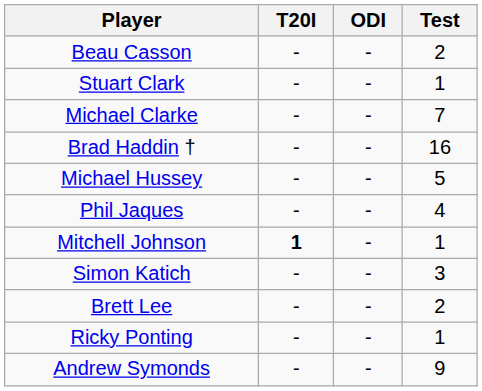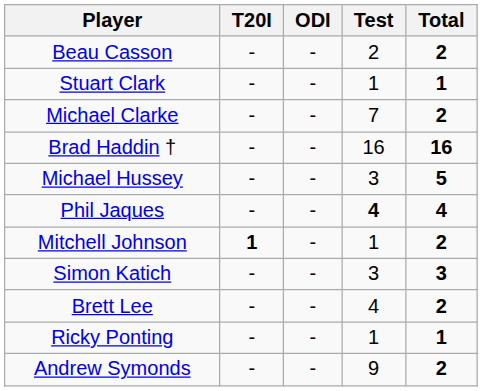+ column: (441, 20)
(440, 178) 5 -> (374, 178) 3
(440, 210) normal -> (374, 210) bold
(440, 305) 2 -> (374, 305) 4
